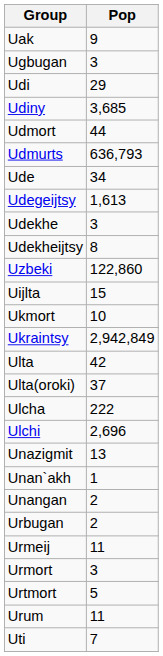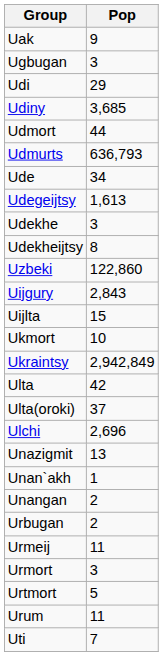+ row: (30, 293)
- row: (26, 408)
